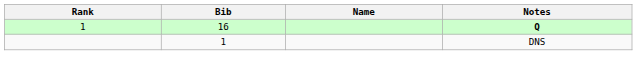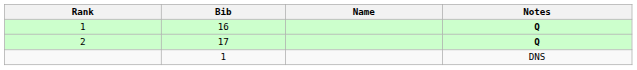+ row: (83, 42)
